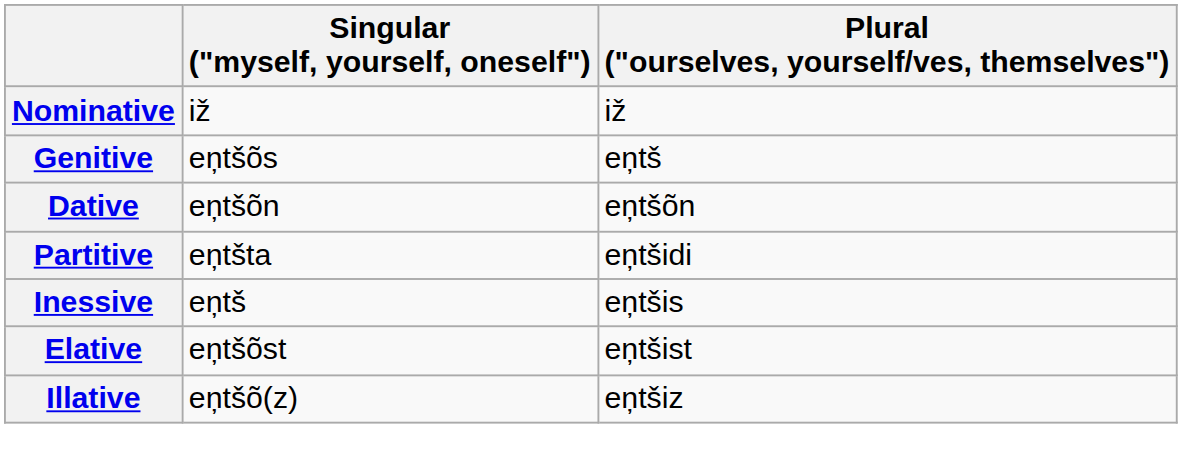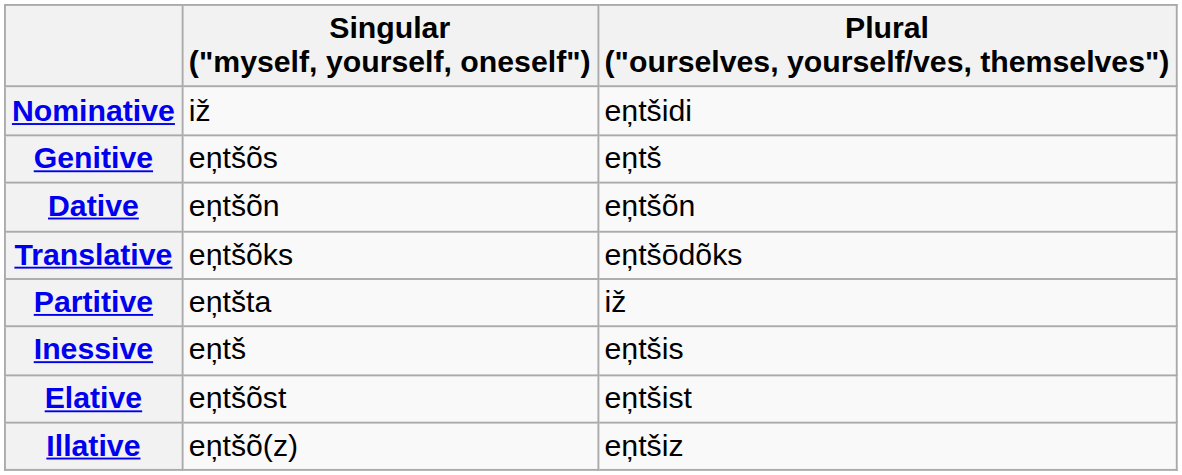(615, 110) iž -> (648, 110) eņtšidi
+ row: (93, 254)
(648, 254) eņtšidi -> (615, 302) iž
